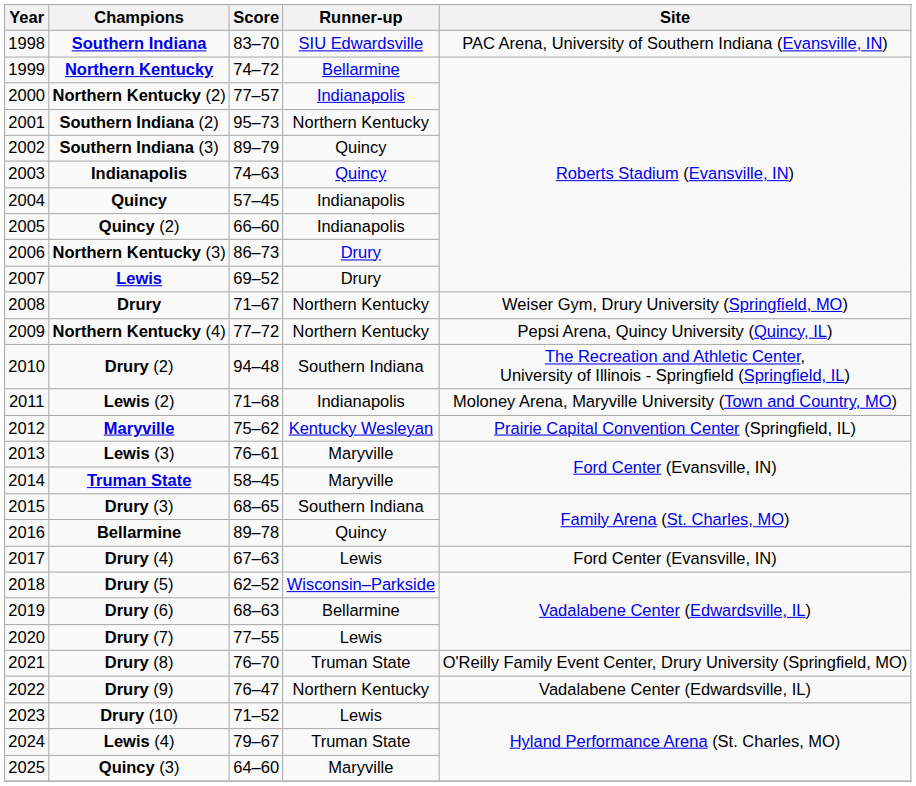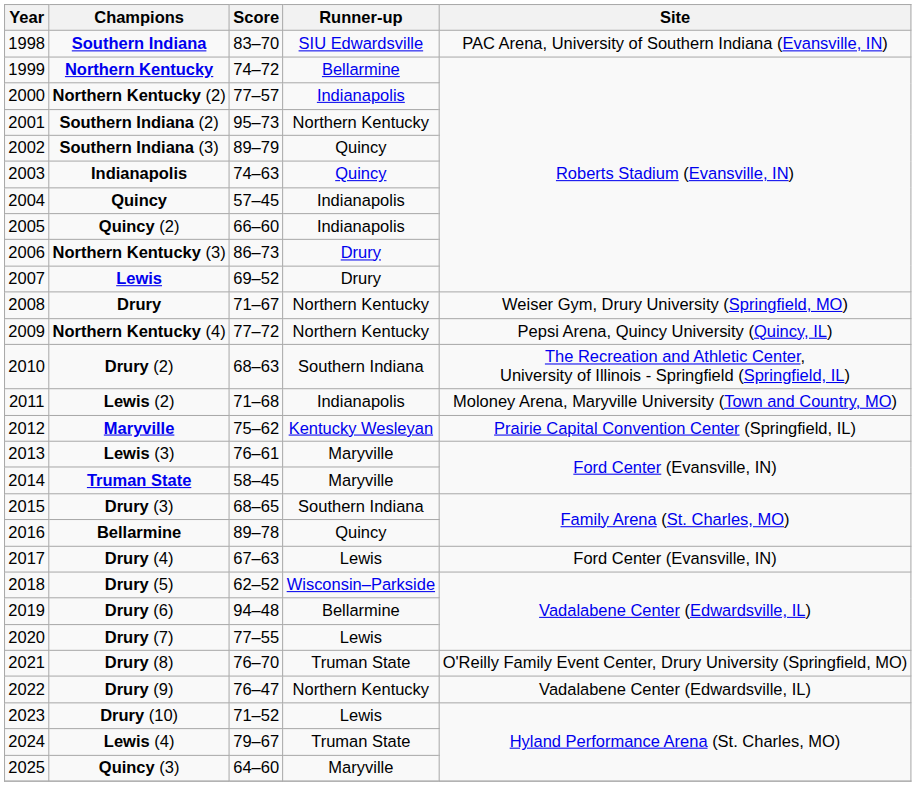(256, 366) 94–48 -> (256, 366) 68–63
(256, 611) 68–63 -> (256, 611) 94–48
